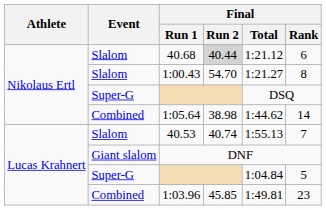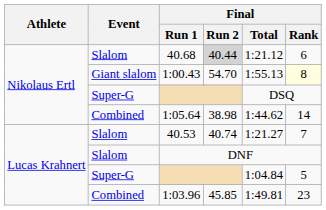(109, 74) Slalom -> (124, 74) Giant slalom
(264, 74) 1:21.27 -> (264, 74) 1:55.13
(304, 74) no background -> (304, 74) lightyellow background
(264, 134) 1:55.13 -> (264, 134) 1:21.27
(124, 154) Giant slalom -> (109, 154) Slalom
